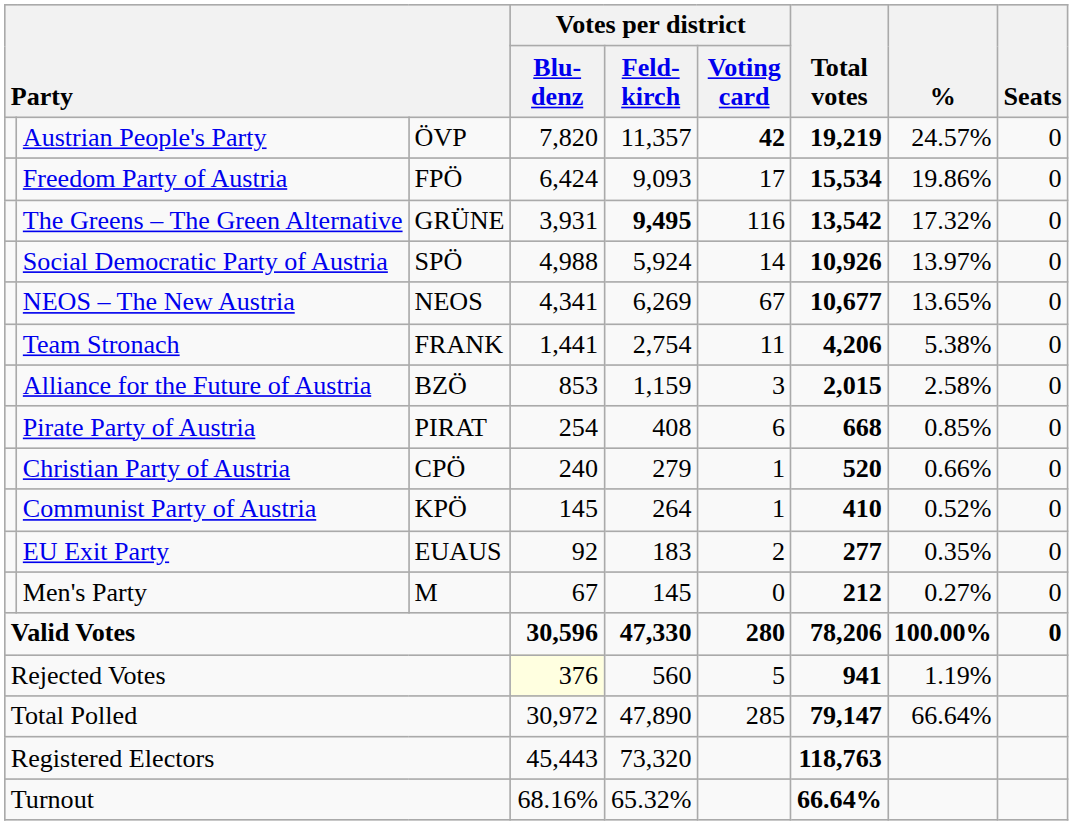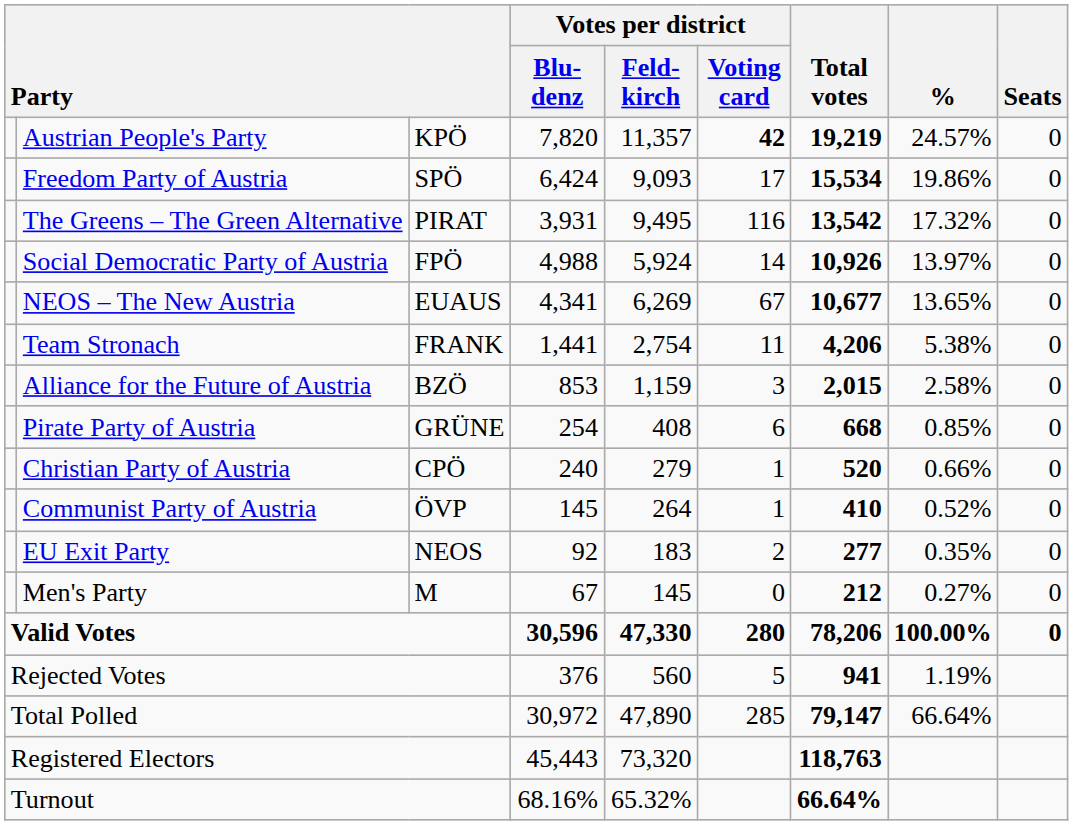(441, 137) ÖVP -> (441, 137) KPÖ
(439, 178) FPÖ -> (439, 178) SPÖ
(459, 219) GRÜNE -> (451, 219) PIRAT
(662, 219) bold -> (662, 219) normal
(439, 261) SPÖ -> (439, 261) FPÖ
(449, 302) NEOS -> (458, 302) EUAUS
(451, 426) PIRAT -> (459, 426) GRÜNE
(441, 509) KPÖ -> (441, 509) ÖVP
(458, 550) EUAUS -> (449, 550) NEOS
(578, 674) lightyellow background -> (578, 674) no background
